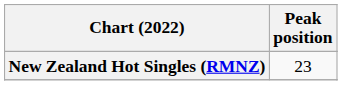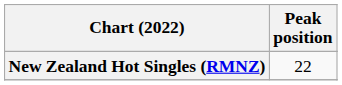(303, 65) 23 -> (303, 65) 22
